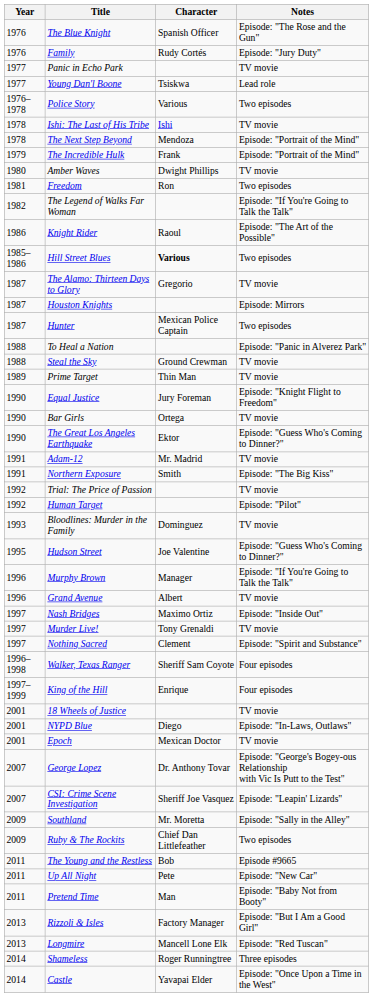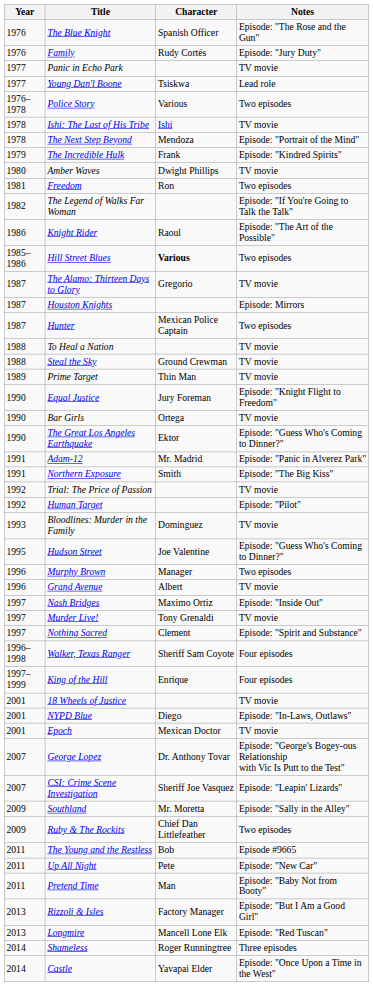(299, 155) Episode: "Portrait of the Mind" -> (290, 155) Episode: "Kindred Spirits"
(303, 346) Episode: "Panic in Alverez Park" -> (258, 346) TV movie
(258, 459) TV movie -> (303, 459) Episode: "Panic in Alverez Park"
(294, 577) Episode: "If You're Going to Talk the Talk" -> (265, 572) Two episodes
